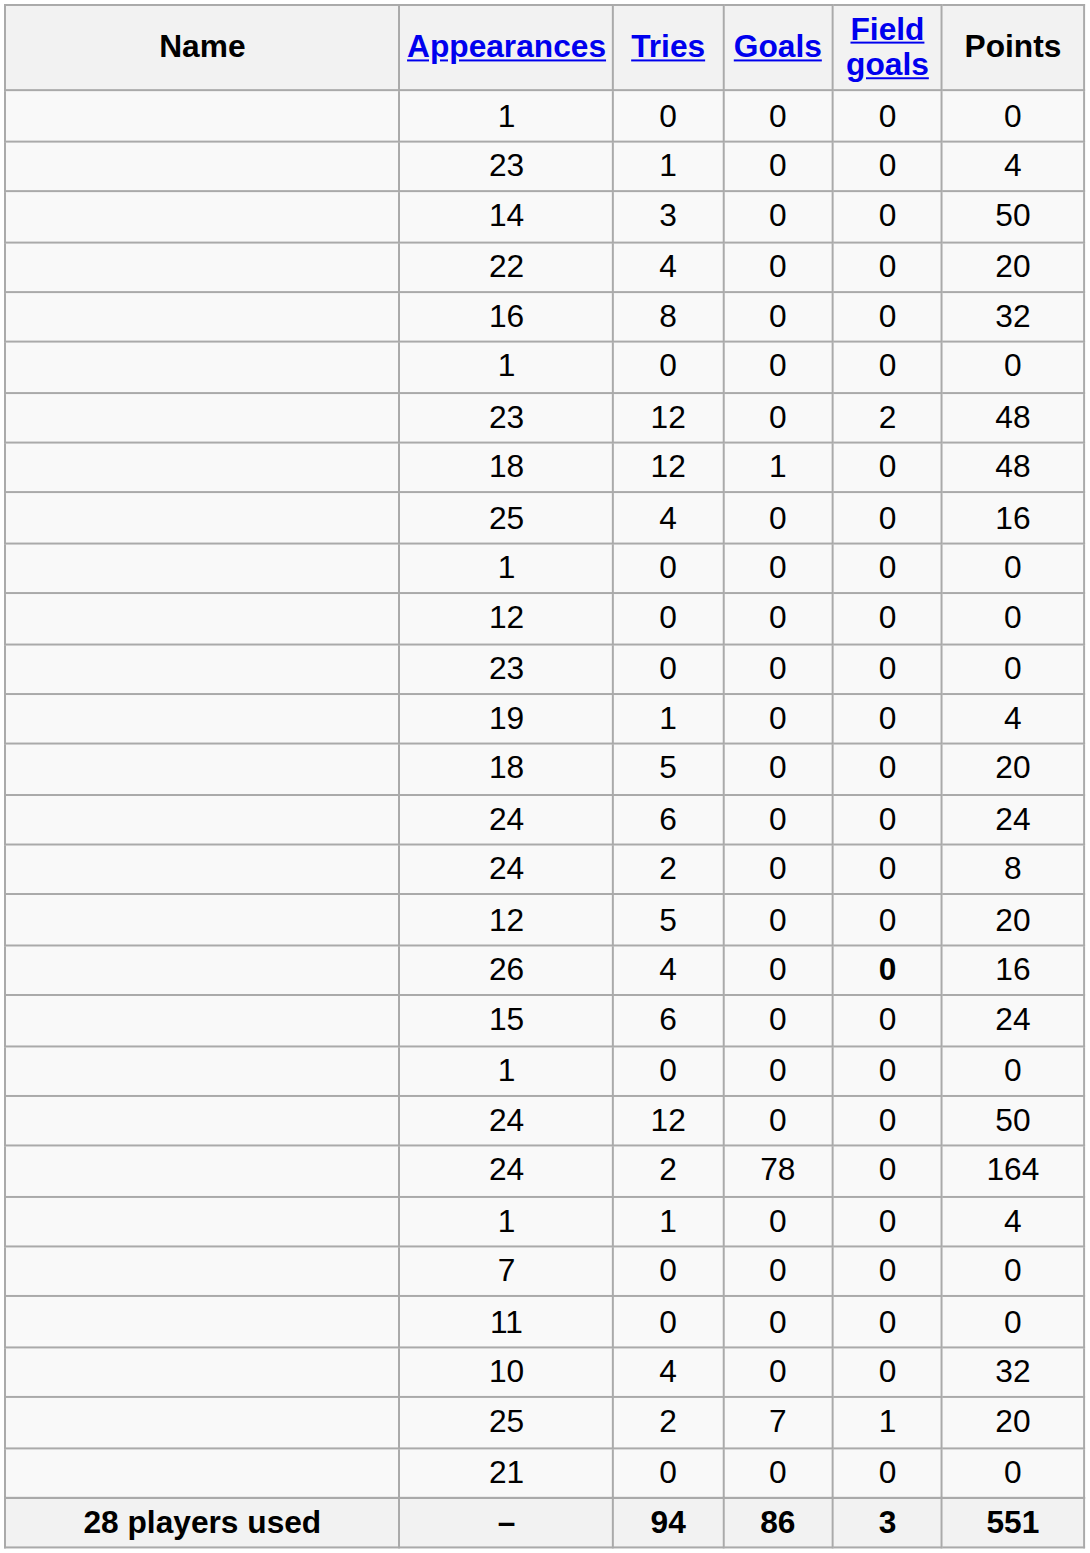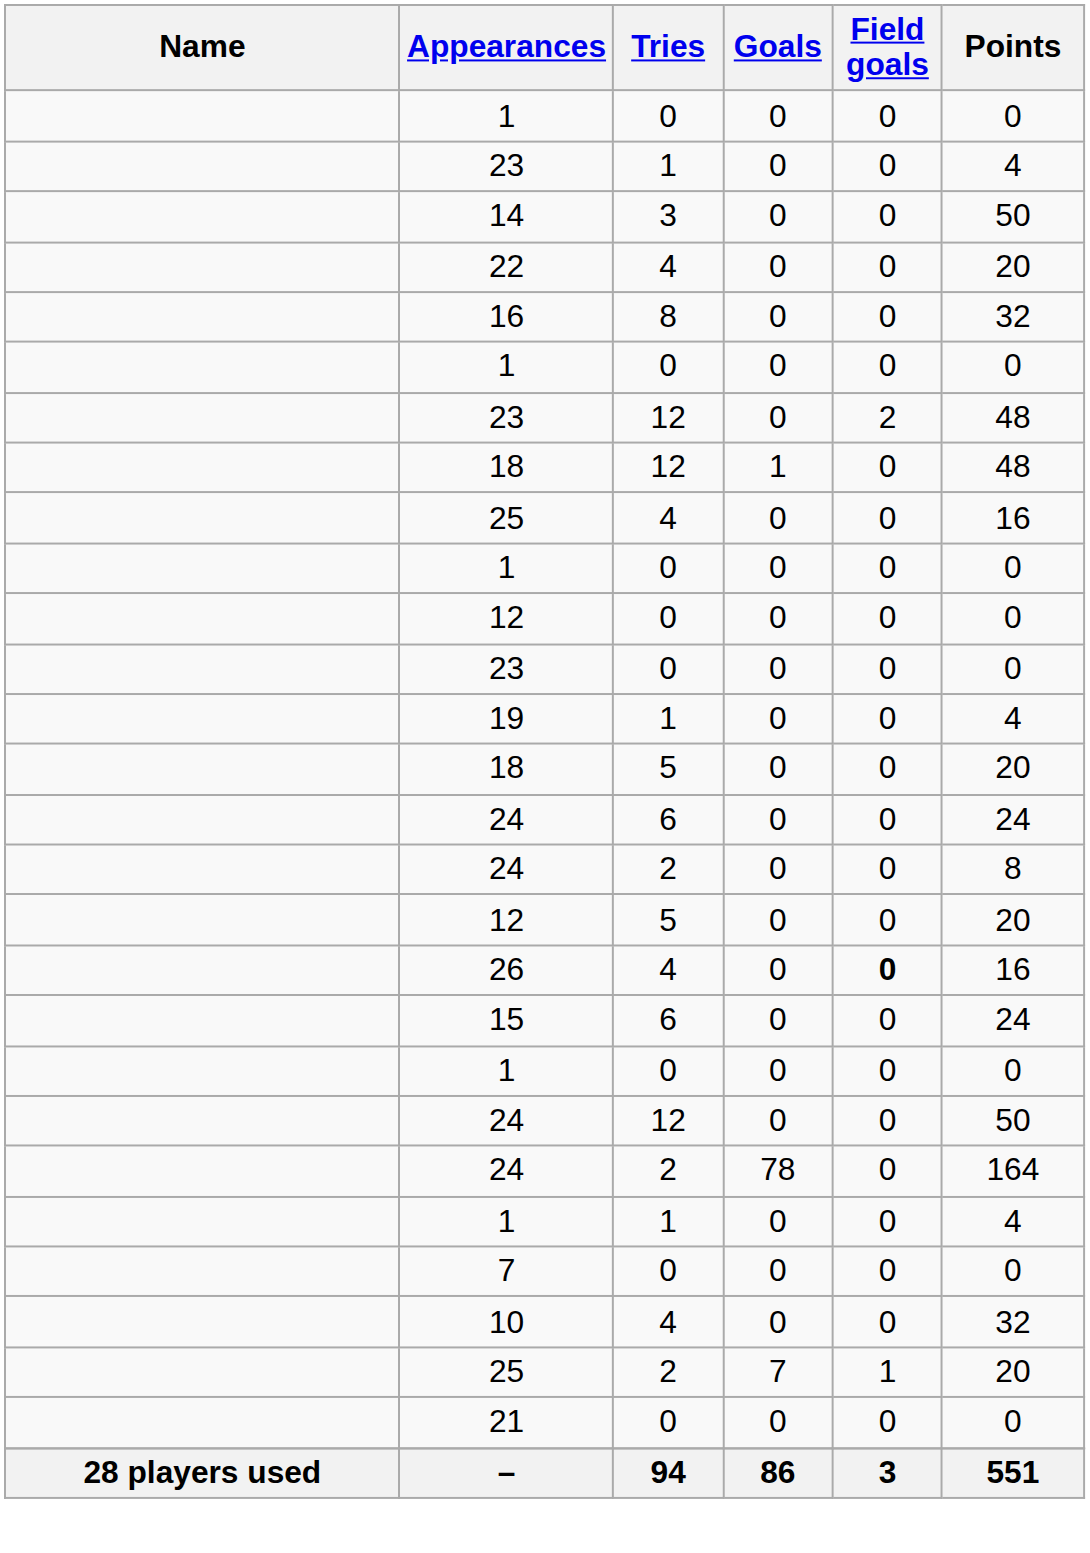- row: (507, 1321)
